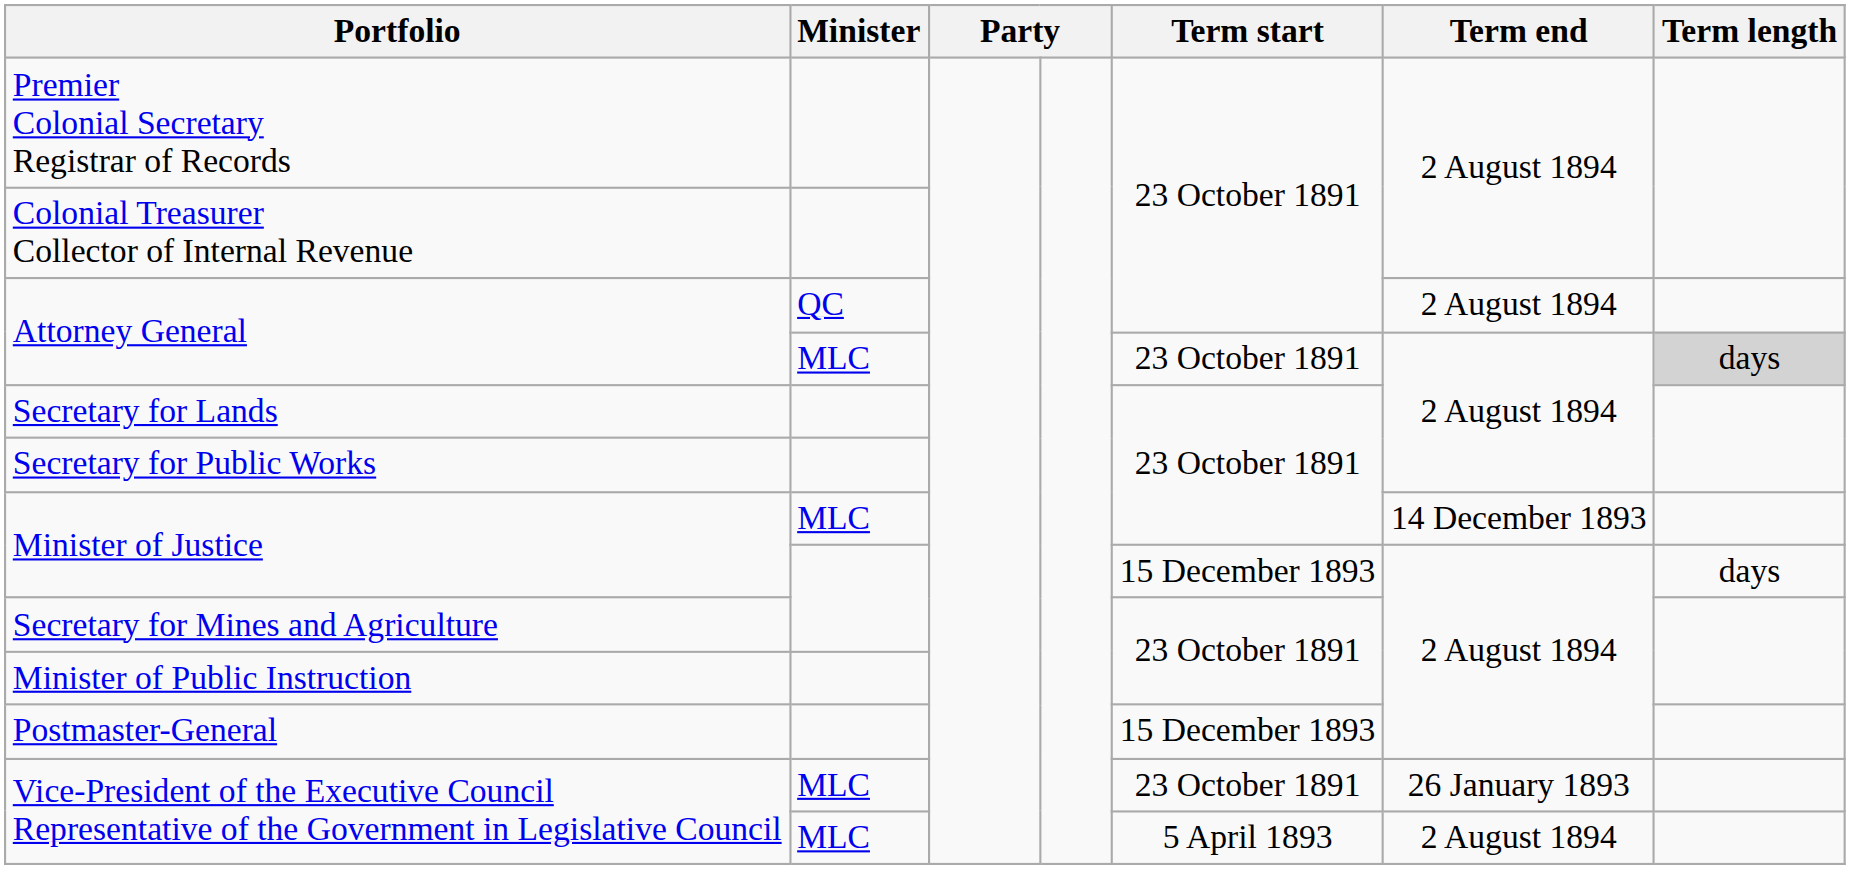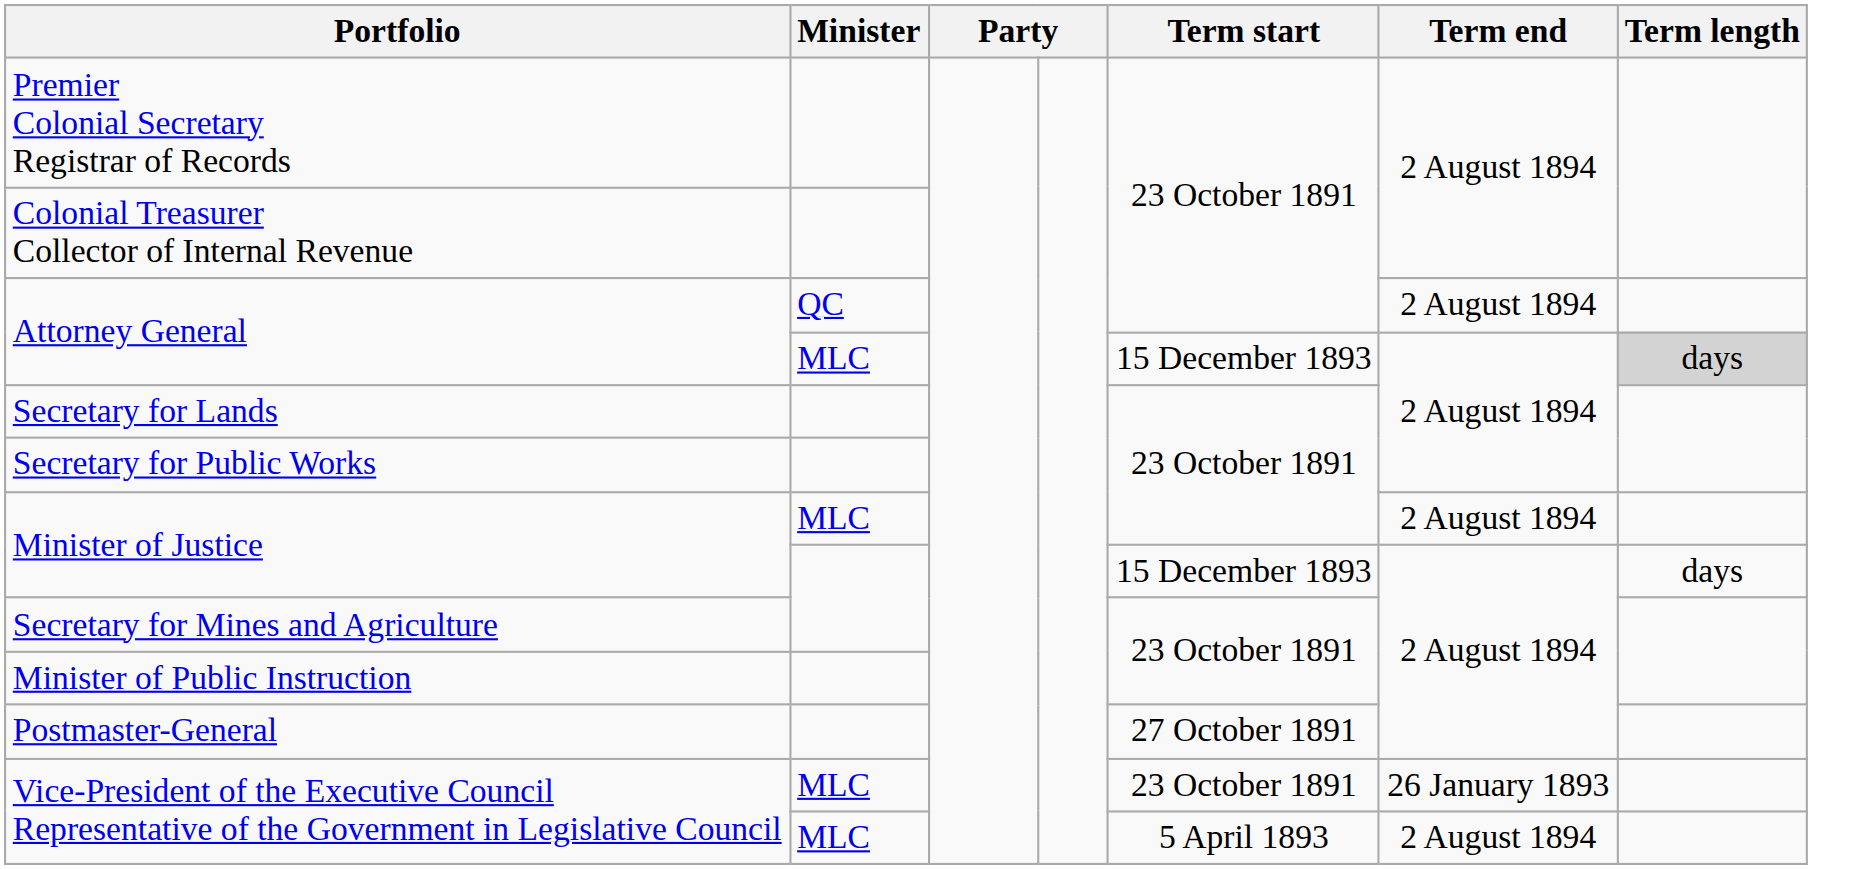(1248, 357) 23 October 1891 -> (1244, 357) 15 December 1893
(1519, 517) 14 December 1893 -> (1498, 517) 2 August 1894
(1248, 730) 15 December 1893 -> (1244, 730) 27 October 1891
